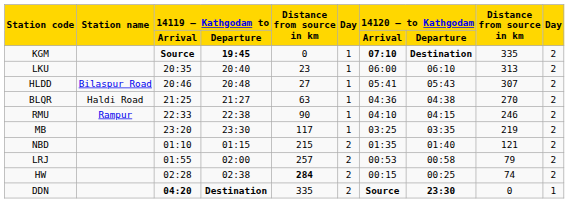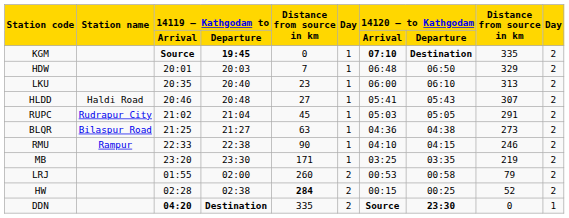+ row: (40, 69)
(115, 84) Bilaspur Road -> (115, 99) Haldi Road
+ row: (40, 114)
(115, 99) Haldi Road -> (115, 130) Bilaspur Road
(510, 99) 270 -> (510, 130) 273
(305, 130) 117 -> (305, 160) 171
- row: (40, 145)
(305, 160) 257 -> (305, 175) 260
(510, 175) 74 -> (510, 191) 52
